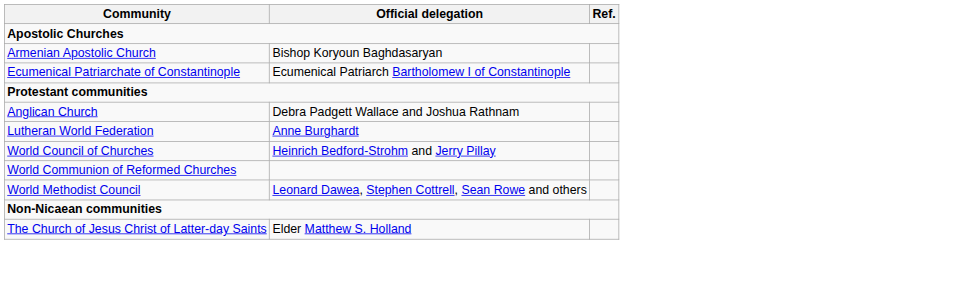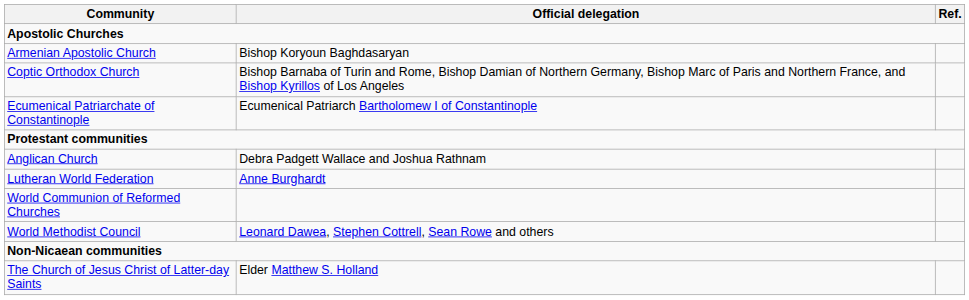+ row: (73, 72)
- row: (80, 151)
